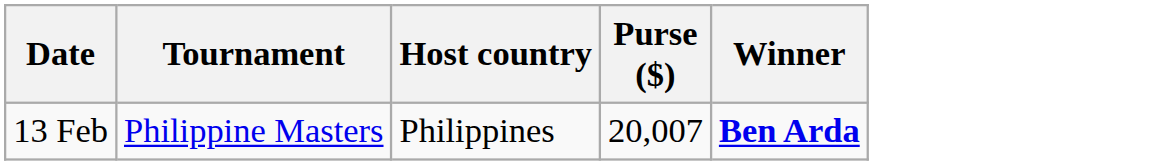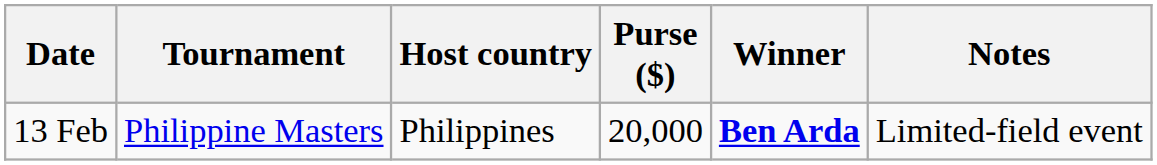+ column: (1009, 53)
(655, 130) 20,007 -> (655, 130) 20,000
